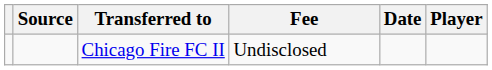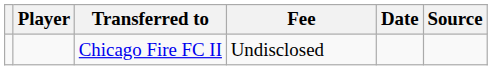columns swapped: (456, 19) <-> (45, 19)
